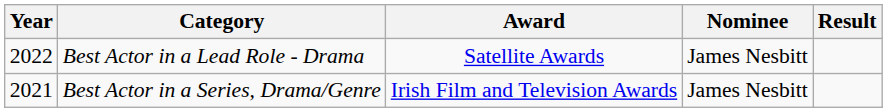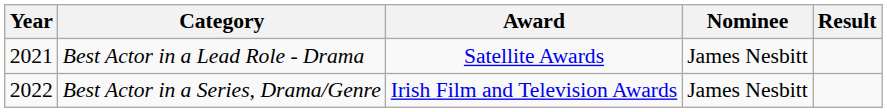(31, 55) 2022 -> (31, 55) 2021
(31, 90) 2021 -> (31, 90) 2022
